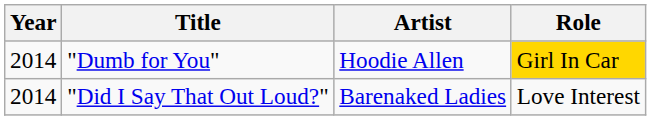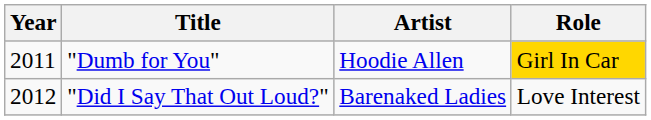(33, 59) 2014 -> (33, 59) 2011
(33, 96) 2014 -> (33, 96) 2012
